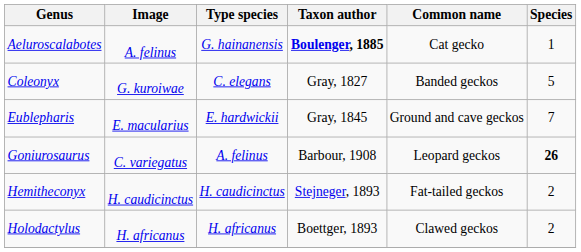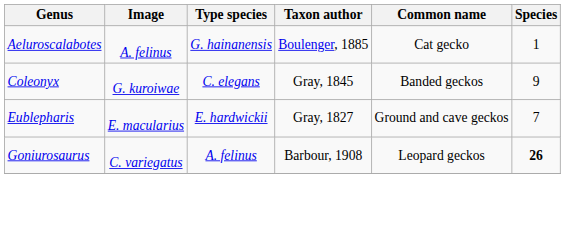(337, 44) bold -> (323, 44) normal
(337, 81) Gray, 1827 -> (323, 81) Gray, 1845
(551, 81) 5 -> (536, 81) 9
(337, 118) Gray, 1845 -> (323, 118) Gray, 1827
- row: (46, 191)
- row: (44, 228)
